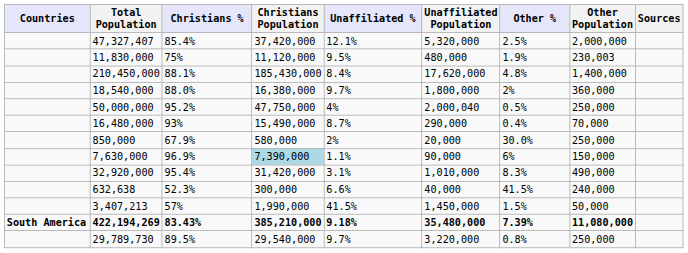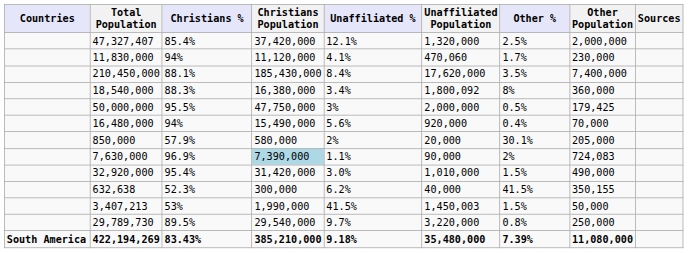(452, 41) 5,320,000 -> (452, 41) 1,320,000
(174, 57) 75% -> (174, 57) 94%
(339, 57) 9.5% -> (339, 57) 4.1%
(446, 57) 480,000 -> (446, 57) 470,060
(515, 57) 1.9% -> (515, 57) 1.7%
(593, 57) 230,003 -> (593, 57) 230,000
(515, 74) 4.8% -> (515, 74) 3.5%
(599, 74) 1,400,000 -> (599, 74) 7,400,000
(180, 90) 88.0% -> (180, 90) 88.3%
(339, 90) 9.7% -> (339, 90) 3.4%
(452, 90) 1,800,000 -> (452, 90) 1,800,092
(509, 90) 2% -> (509, 90) 8%
(180, 107) 95.2% -> (180, 107) 95.5%
(332, 107) 4% -> (332, 107) 3%
(452, 107) 2,000,040 -> (452, 107) 2,000,000
(593, 107) 250,000 -> (593, 107) 179,425
(174, 124) 93% -> (174, 124) 94%
(339, 124) 8.7% -> (339, 124) 5.6%
(446, 124) 290,000 -> (446, 124) 920,000
(180, 140) 67.9% -> (180, 140) 57.9%
(518, 140) 30.0% -> (518, 140) 30.1%
(593, 140) 250,000 -> (593, 140) 205,000
(509, 157) 6% -> (509, 157) 2%
(593, 157) 150,000 -> (593, 157) 724,083
(339, 173) 3.1% -> (339, 173) 3.0%
(515, 173) 8.3% -> (515, 173) 1.5%
(339, 190) 6.6% -> (339, 190) 6.2%
(593, 190) 240,000 -> (593, 190) 350,155
(174, 206) 57% -> (174, 206) 53%
(452, 206) 1,450,000 -> (452, 206) 1,450,003
rows swapped: (123, 239) <-> (126, 223)
